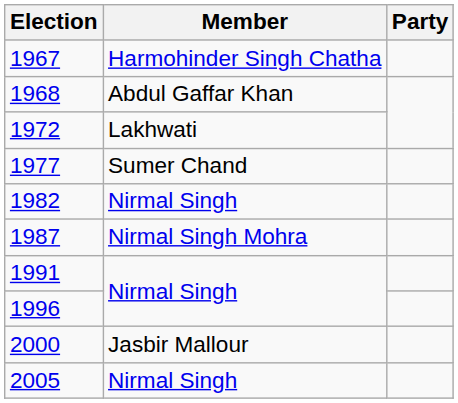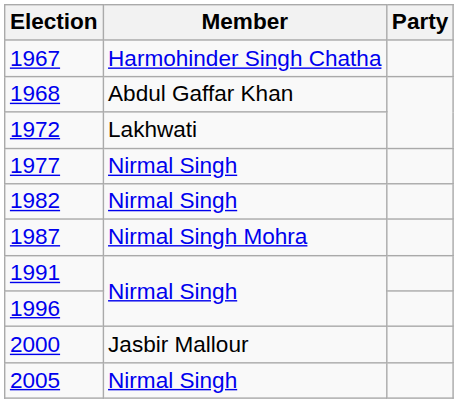(178, 165) Sumer Chand -> (173, 165) Nirmal Singh
